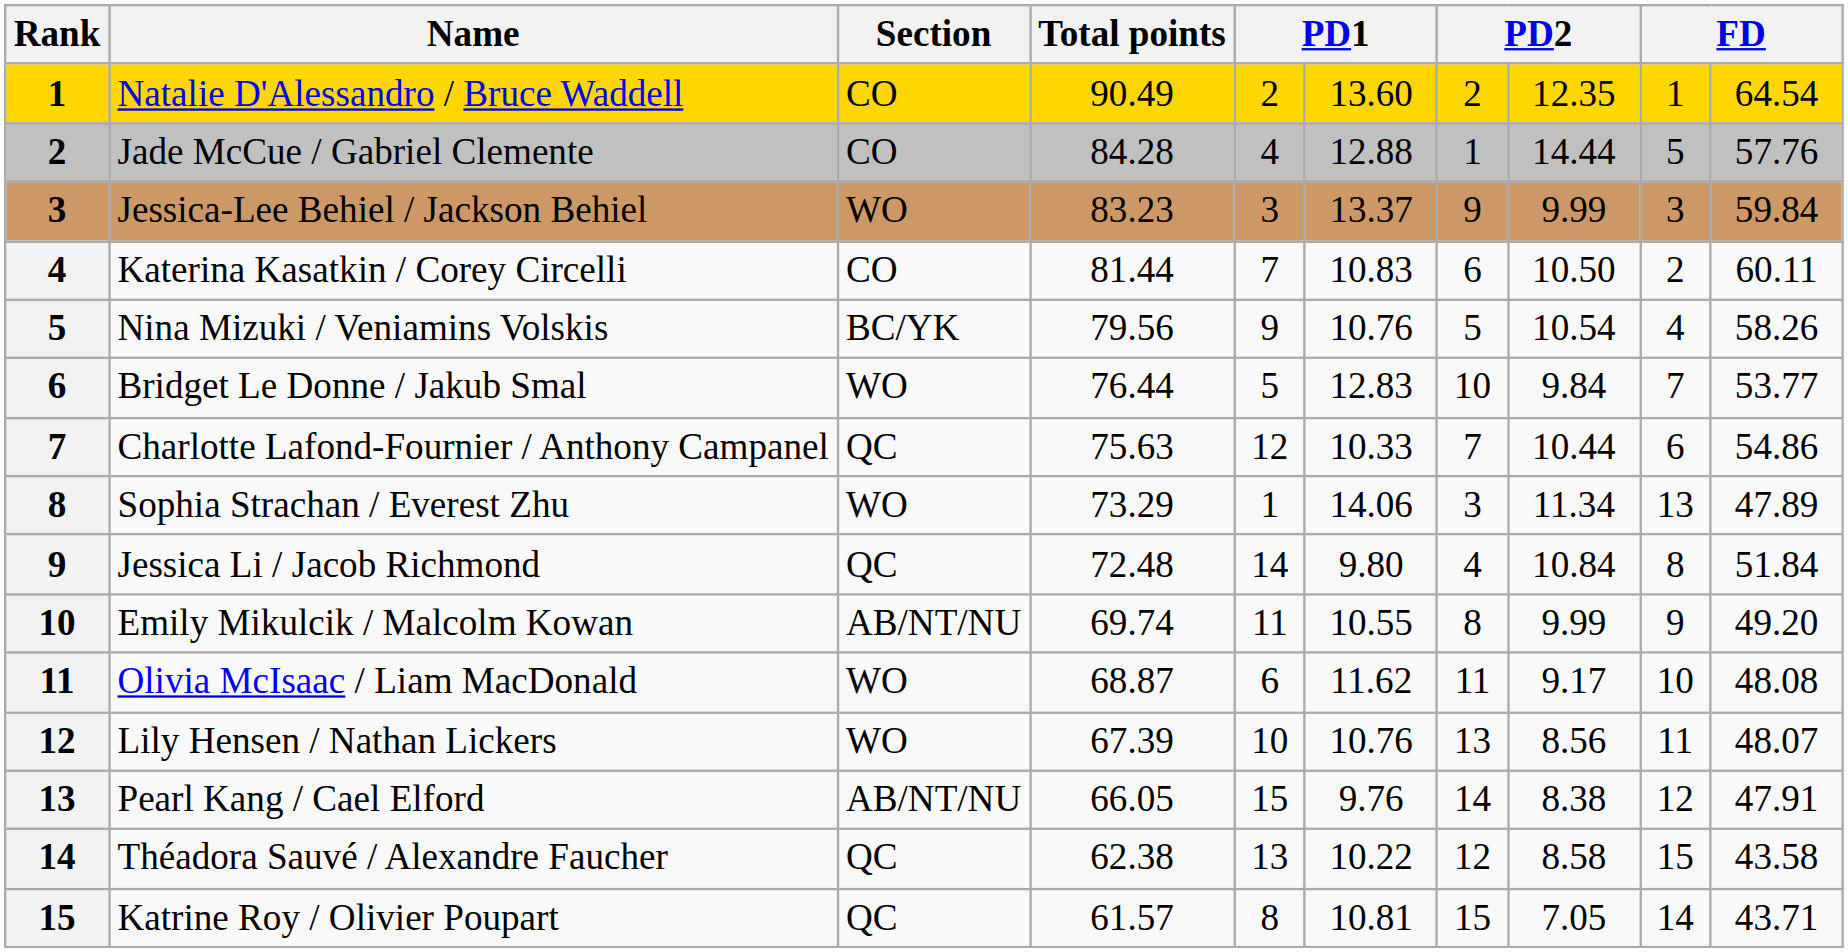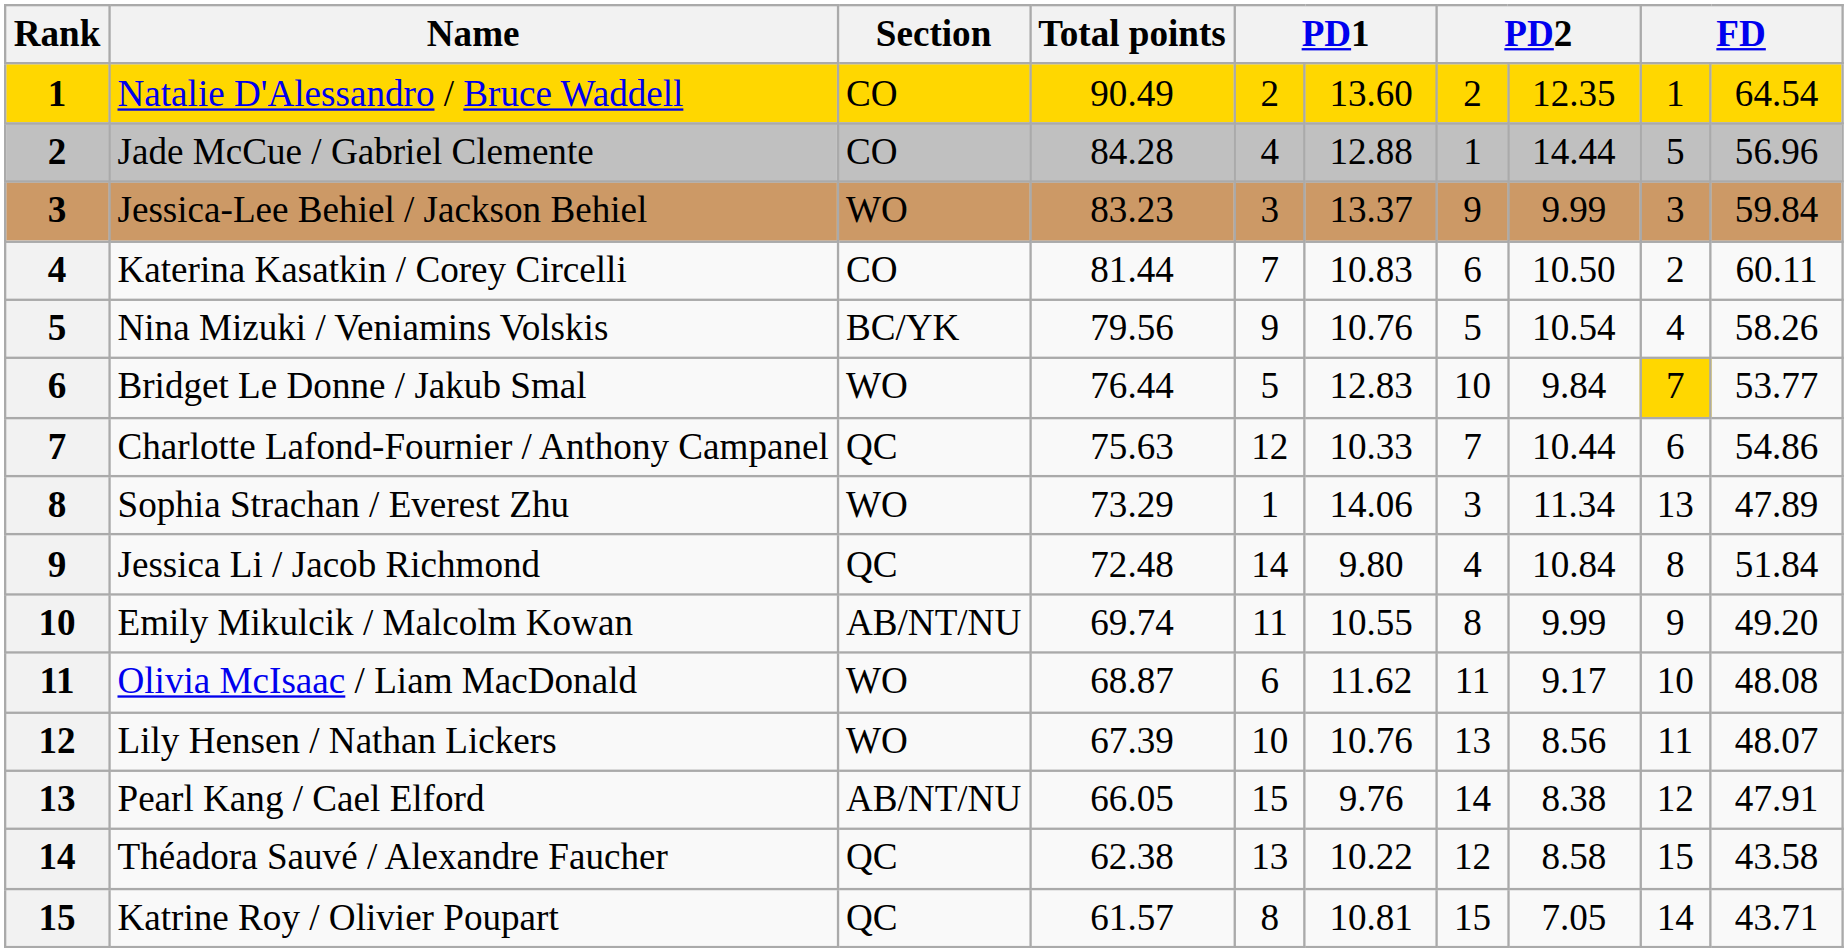(1777, 151) 57.76 -> (1777, 151) 56.96
(1675, 387) no background -> (1675, 387) gold background
